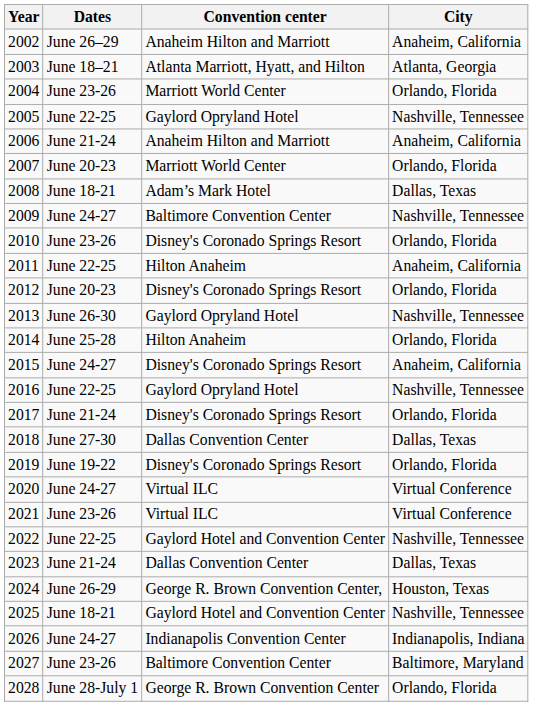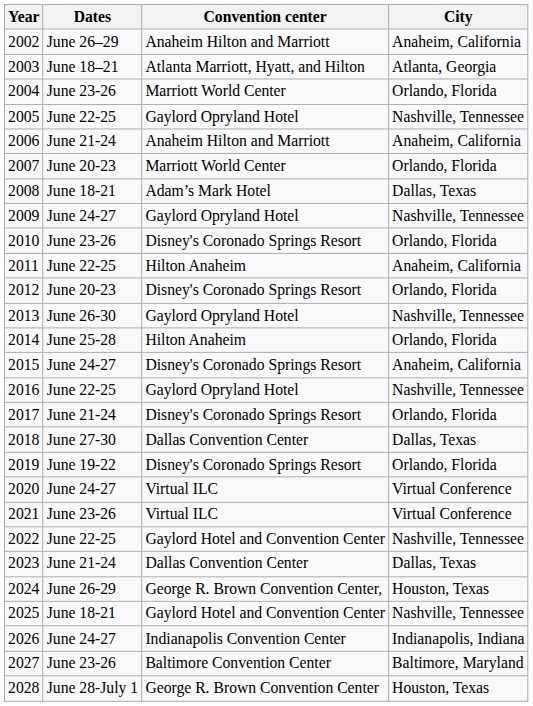(238, 215) Baltimore Convention Center -> (222, 215) Gaylord Opryland Hotel
(444, 688) Orlando, Florida -> (441, 688) Houston, Texas
